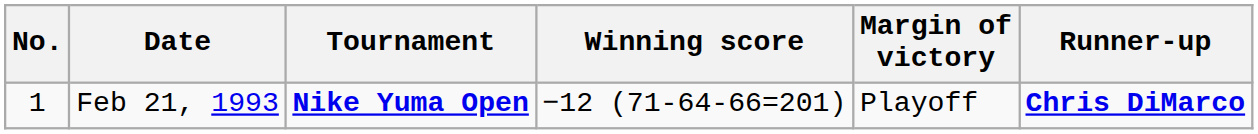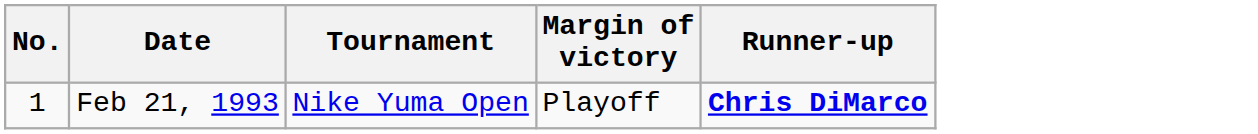- column: (694, 44)
(411, 106) bold -> (411, 106) normal
